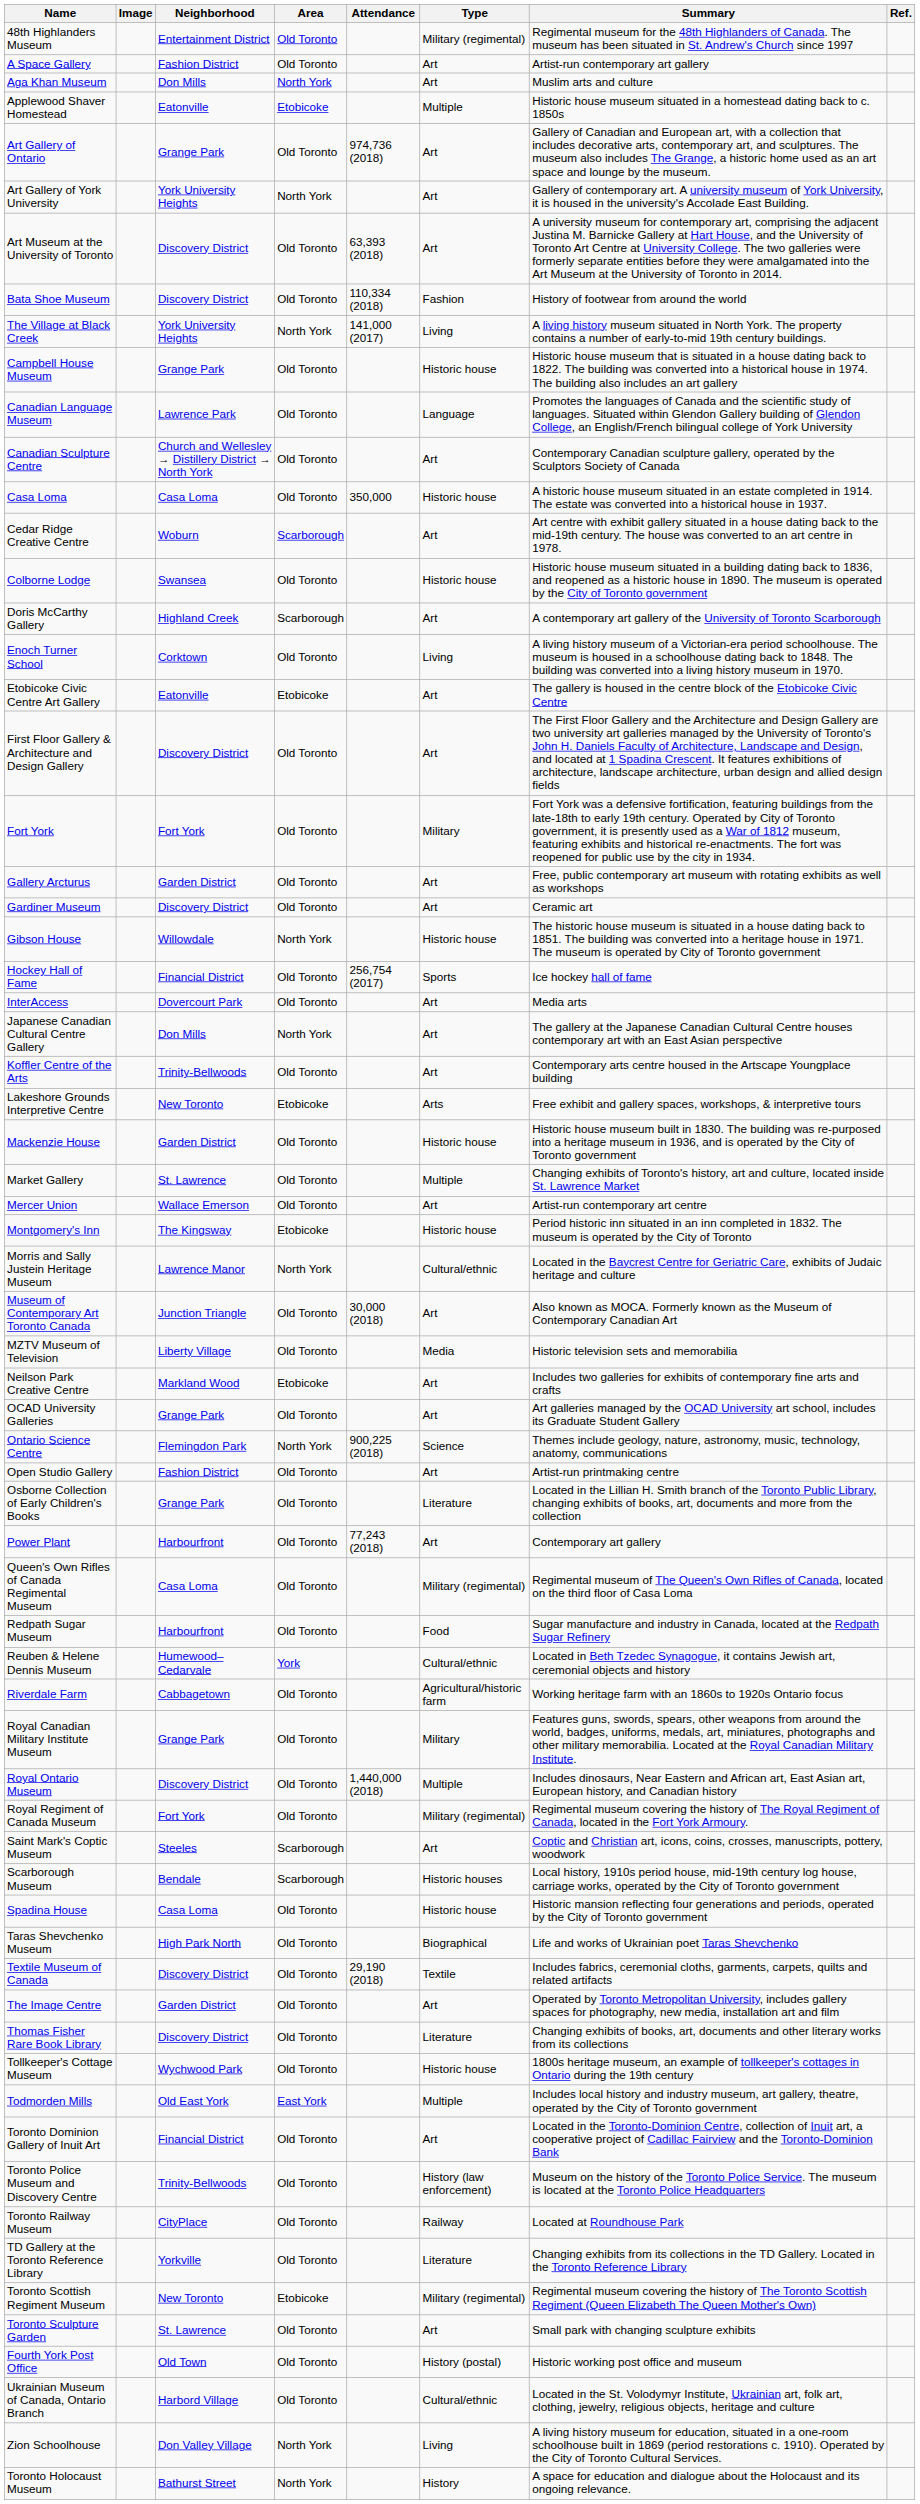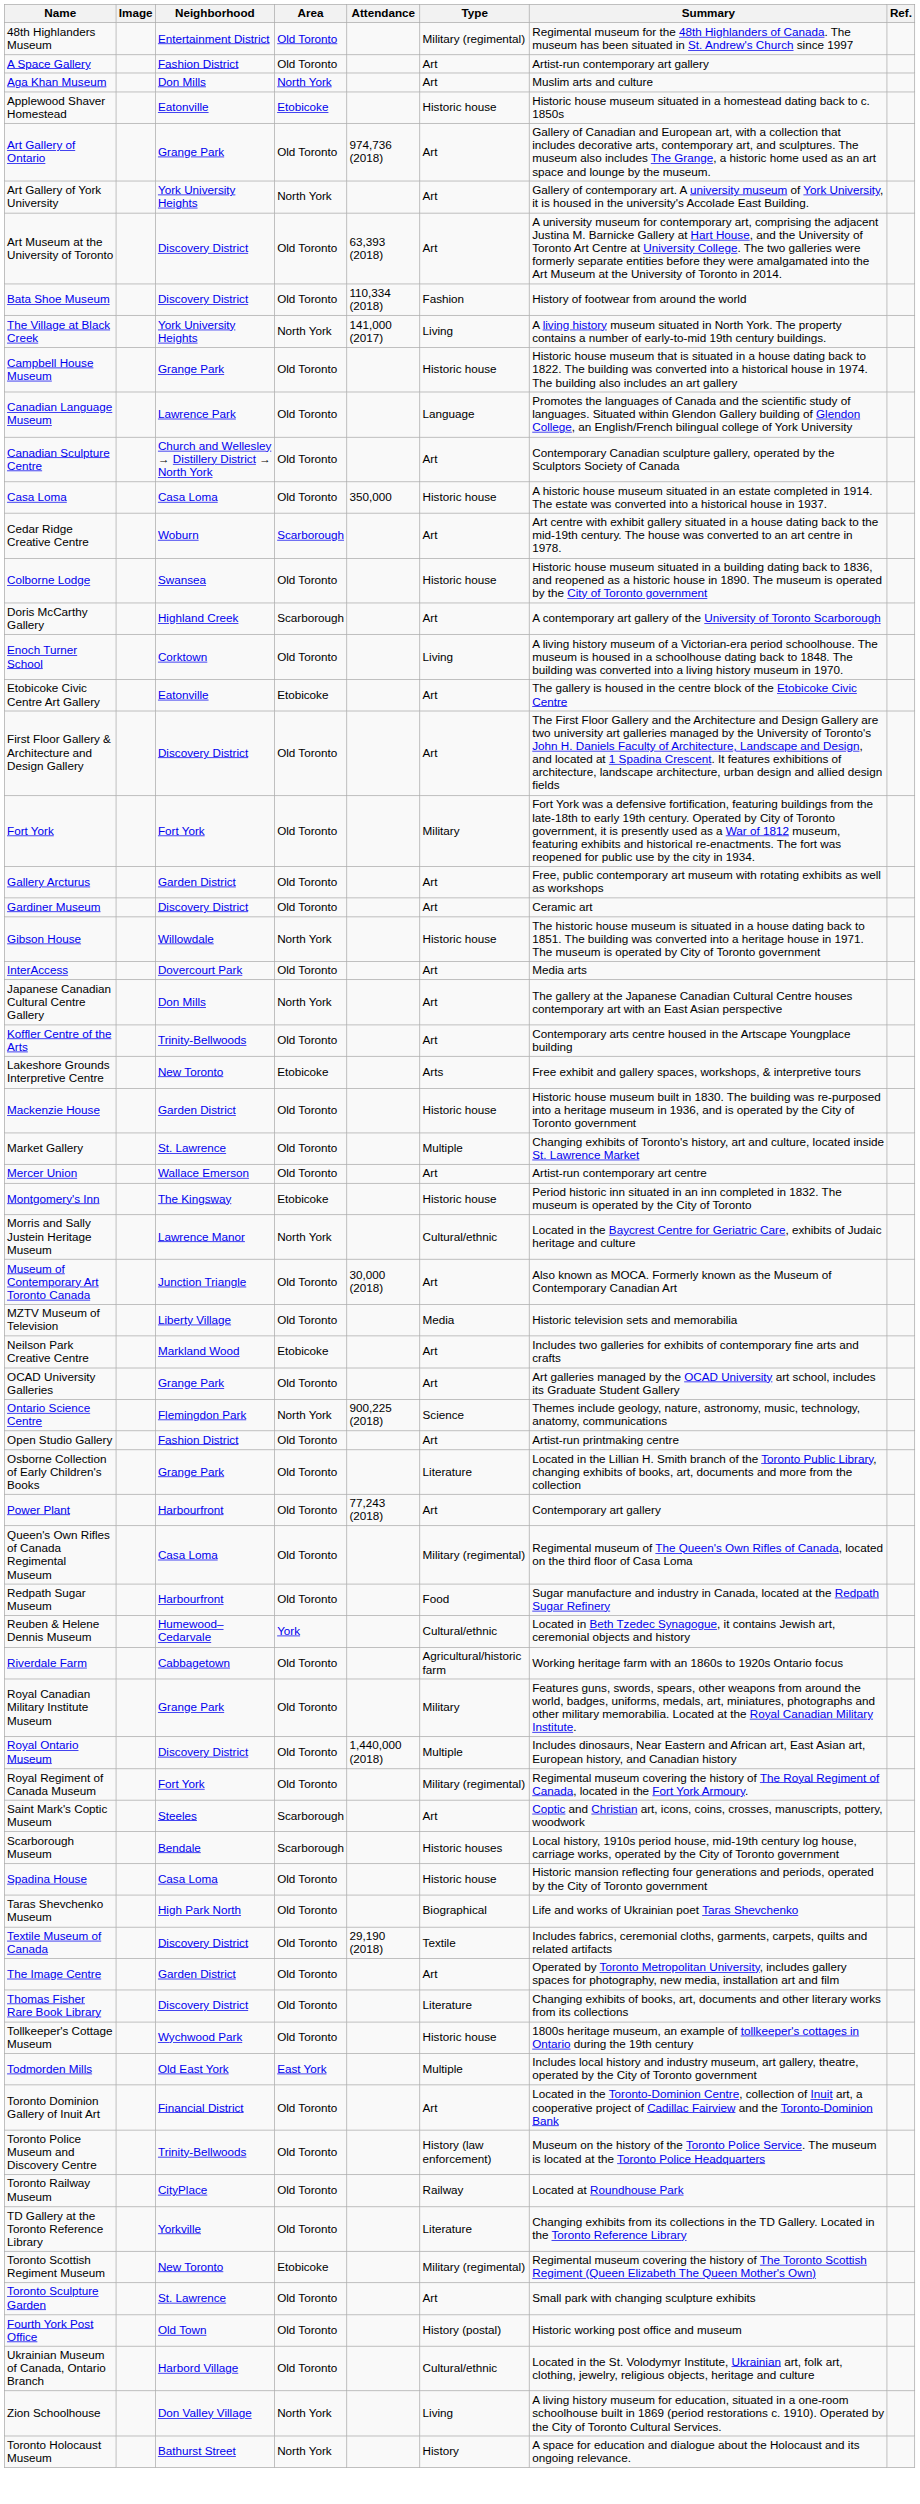(443, 107) Multiple -> (460, 107) Historic house
- row: (45, 977)
